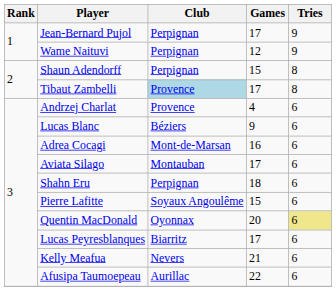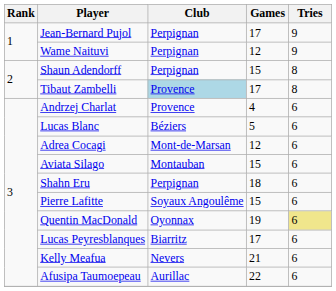(252, 126) 9 -> (252, 126) 5
(255, 145) 16 -> (255, 145) 12
(255, 164) 17 -> (255, 164) 15
(255, 220) 20 -> (255, 220) 19
